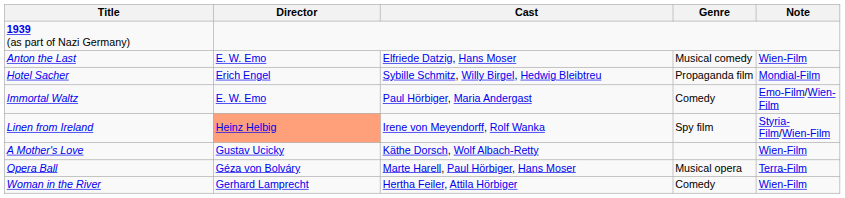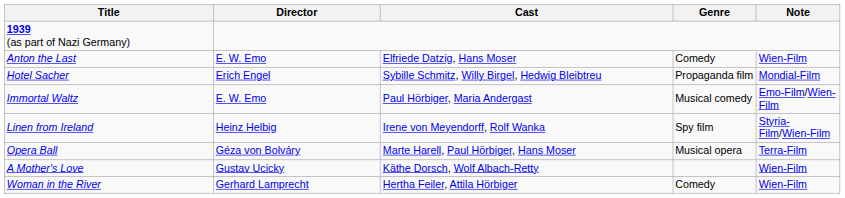(714, 59) Musical comedy -> (695, 59) Comedy
(695, 99) Comedy -> (714, 99) Musical comedy
(246, 128) lightsalmon background -> (246, 128) no background
rows swapped: (45, 151) <-> (32, 168)
